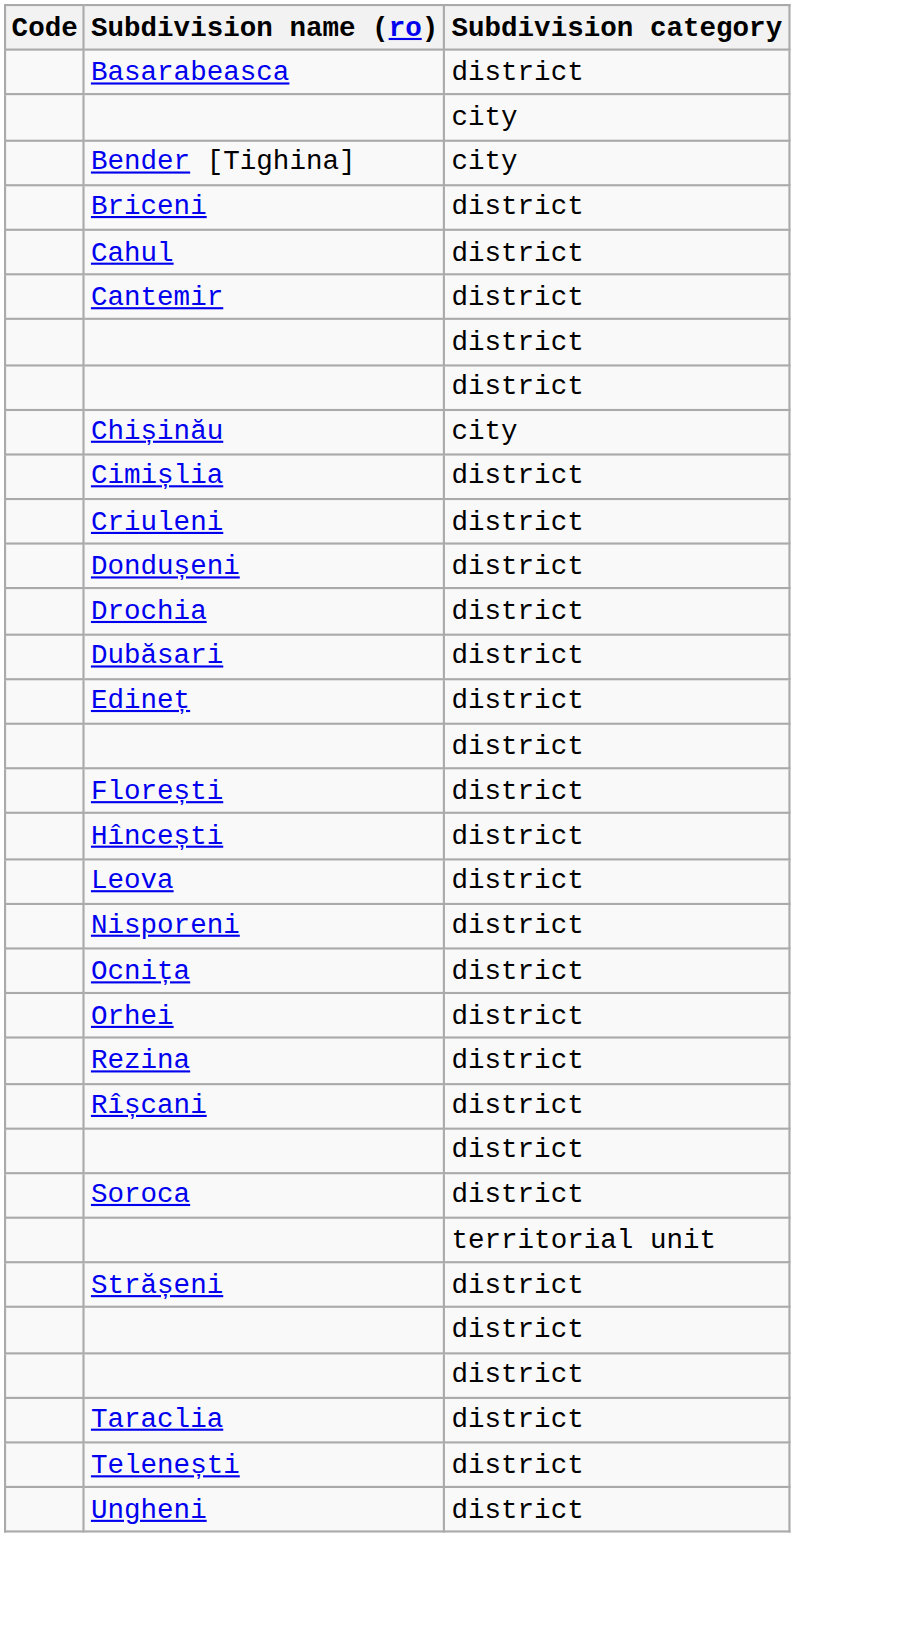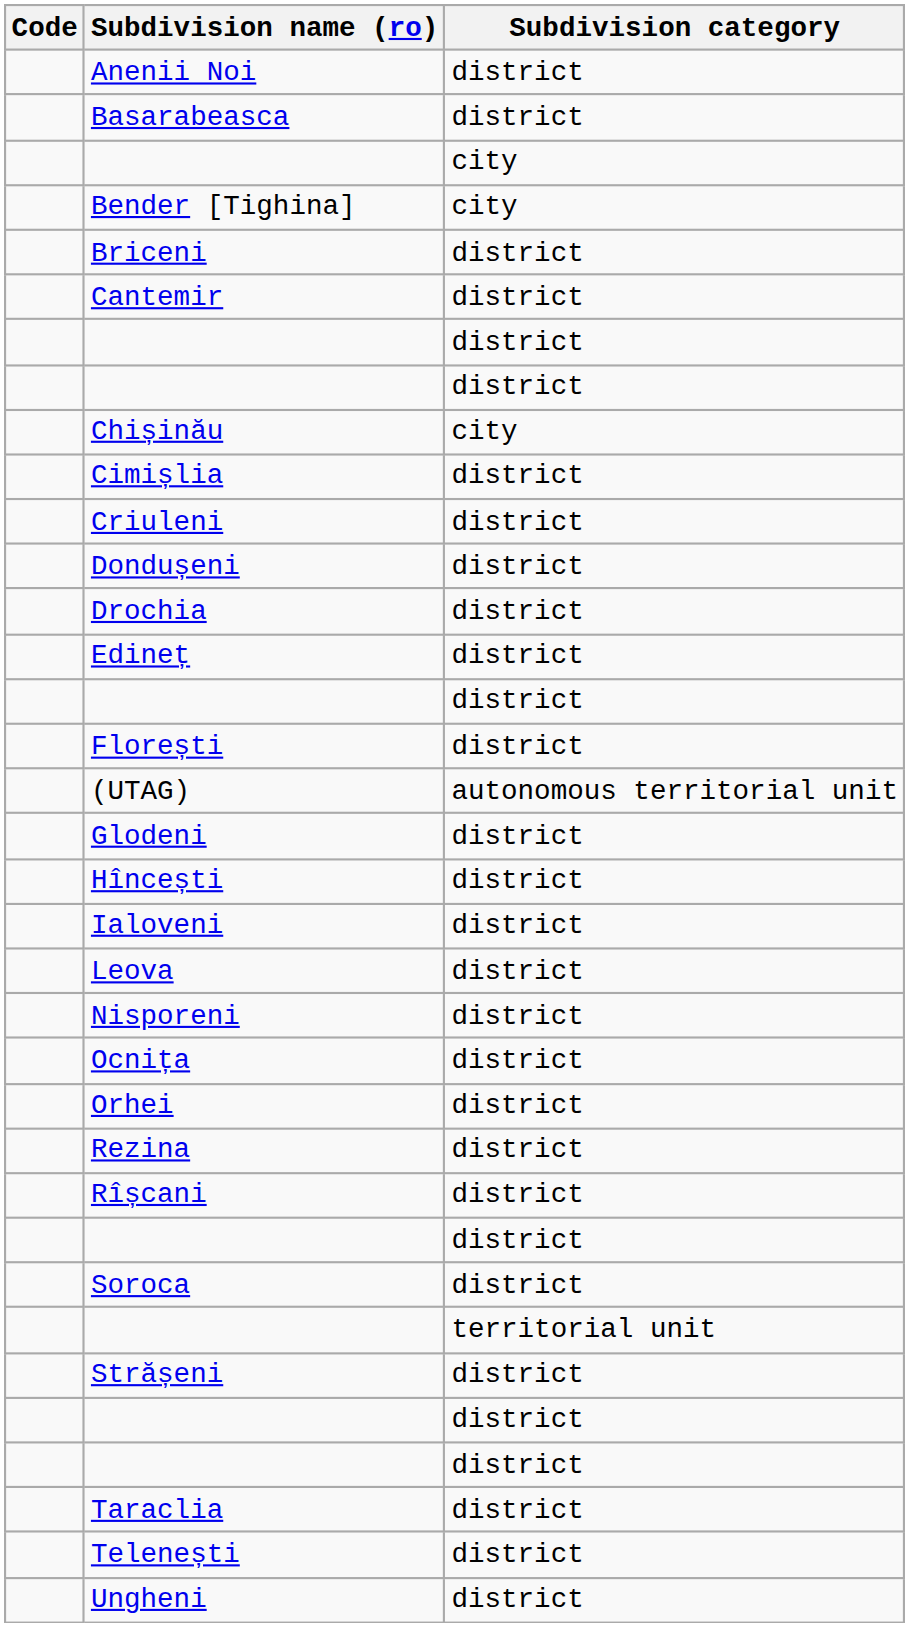+ row: (174, 72)
- row: (132, 252)
- row: (157, 656)
+ row: (141, 791)
+ row: (149, 836)
+ row: (157, 926)
